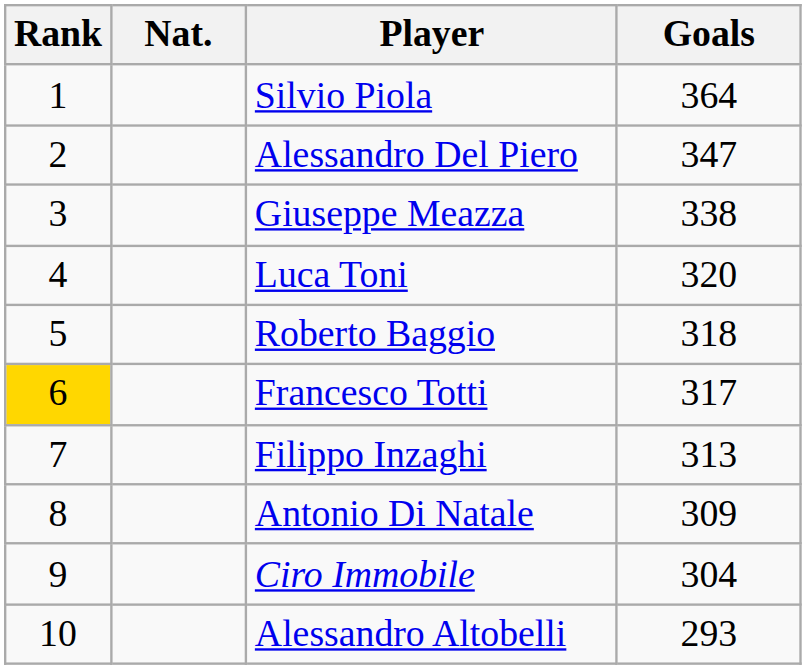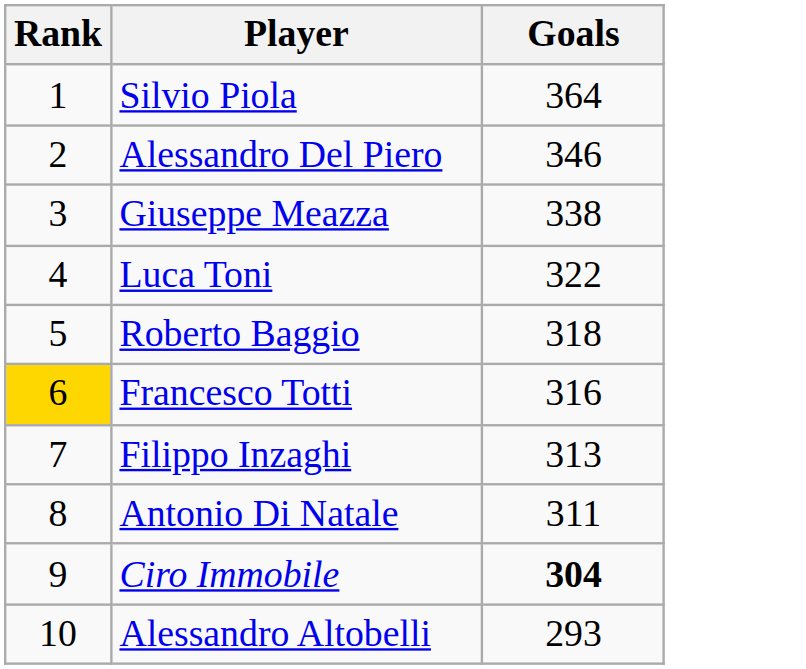- column: (178, 34)
(709, 154) 347 -> (573, 154) 346
(709, 273) 320 -> (573, 273) 322
(709, 393) 317 -> (573, 393) 316
(709, 513) 309 -> (573, 513) 311
(709, 573) normal -> (573, 573) bold
